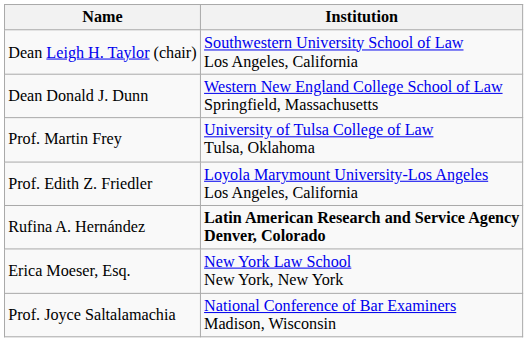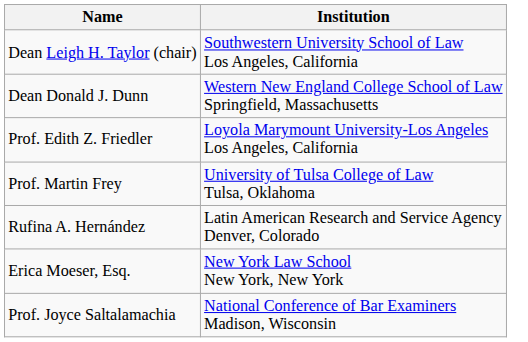rows swapped: (65, 139) <-> (80, 183)
(362, 227) bold -> (353, 227) normal
